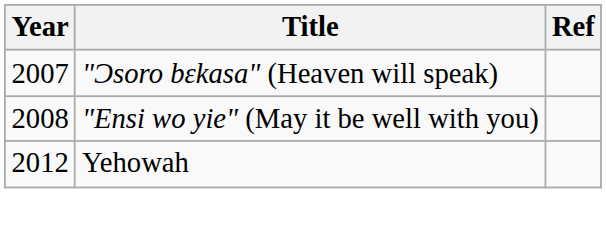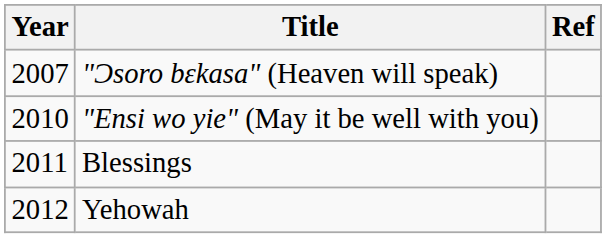(40, 118) 2008 -> (40, 118) 2010
+ row: (137, 163)
